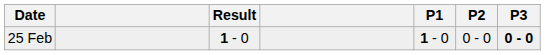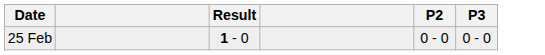- column: (434, 15)
(519, 38) bold -> (477, 38) normal
